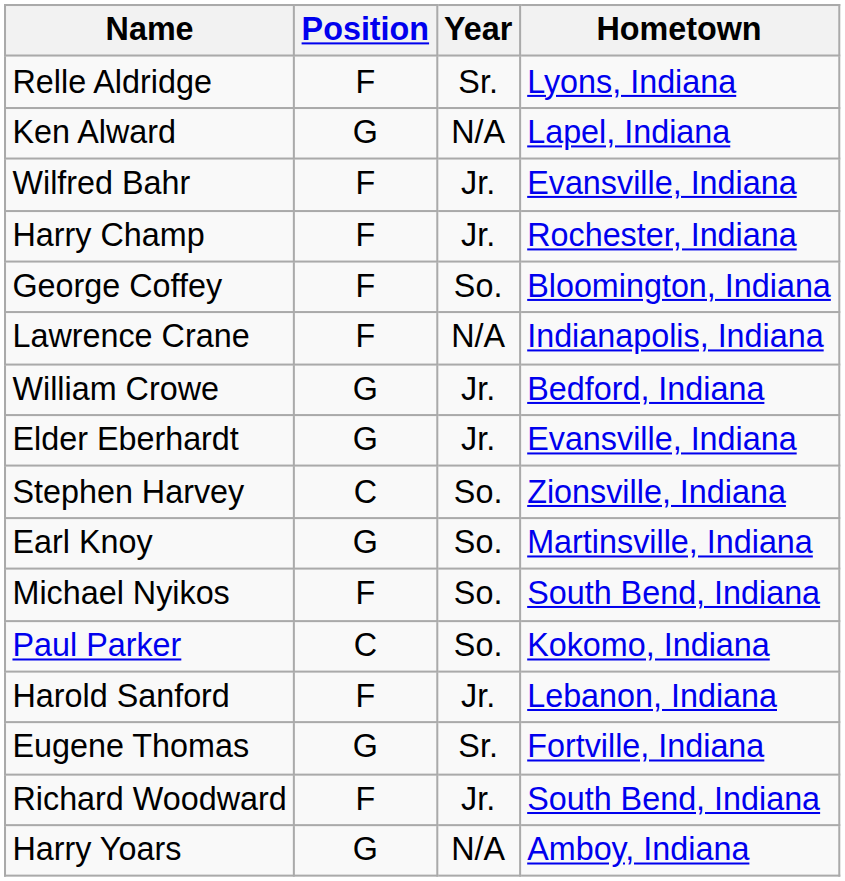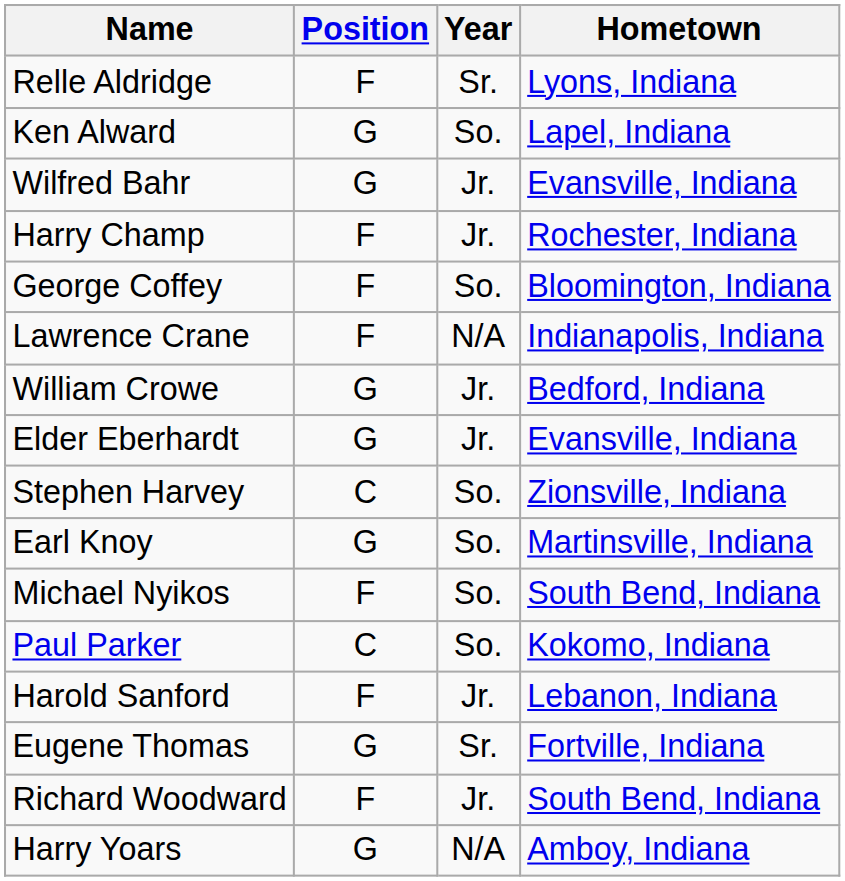(478, 132) N/A -> (478, 132) So.
(365, 183) F -> (365, 183) G
